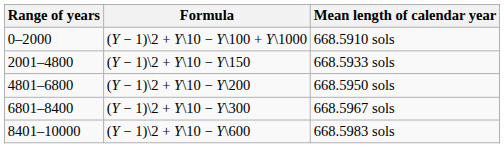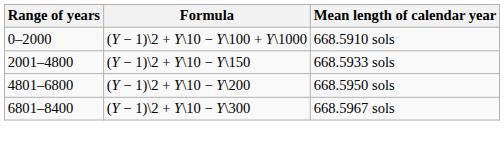- row: (179, 131)
